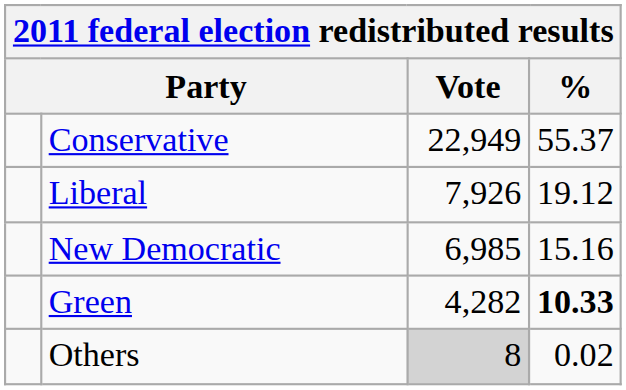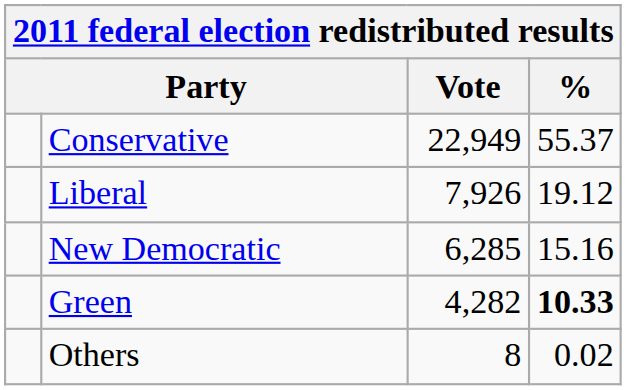(483, 247) 6,985 -> (483, 247) 6,285
(513, 355) lightgrey background -> (513, 355) no background
